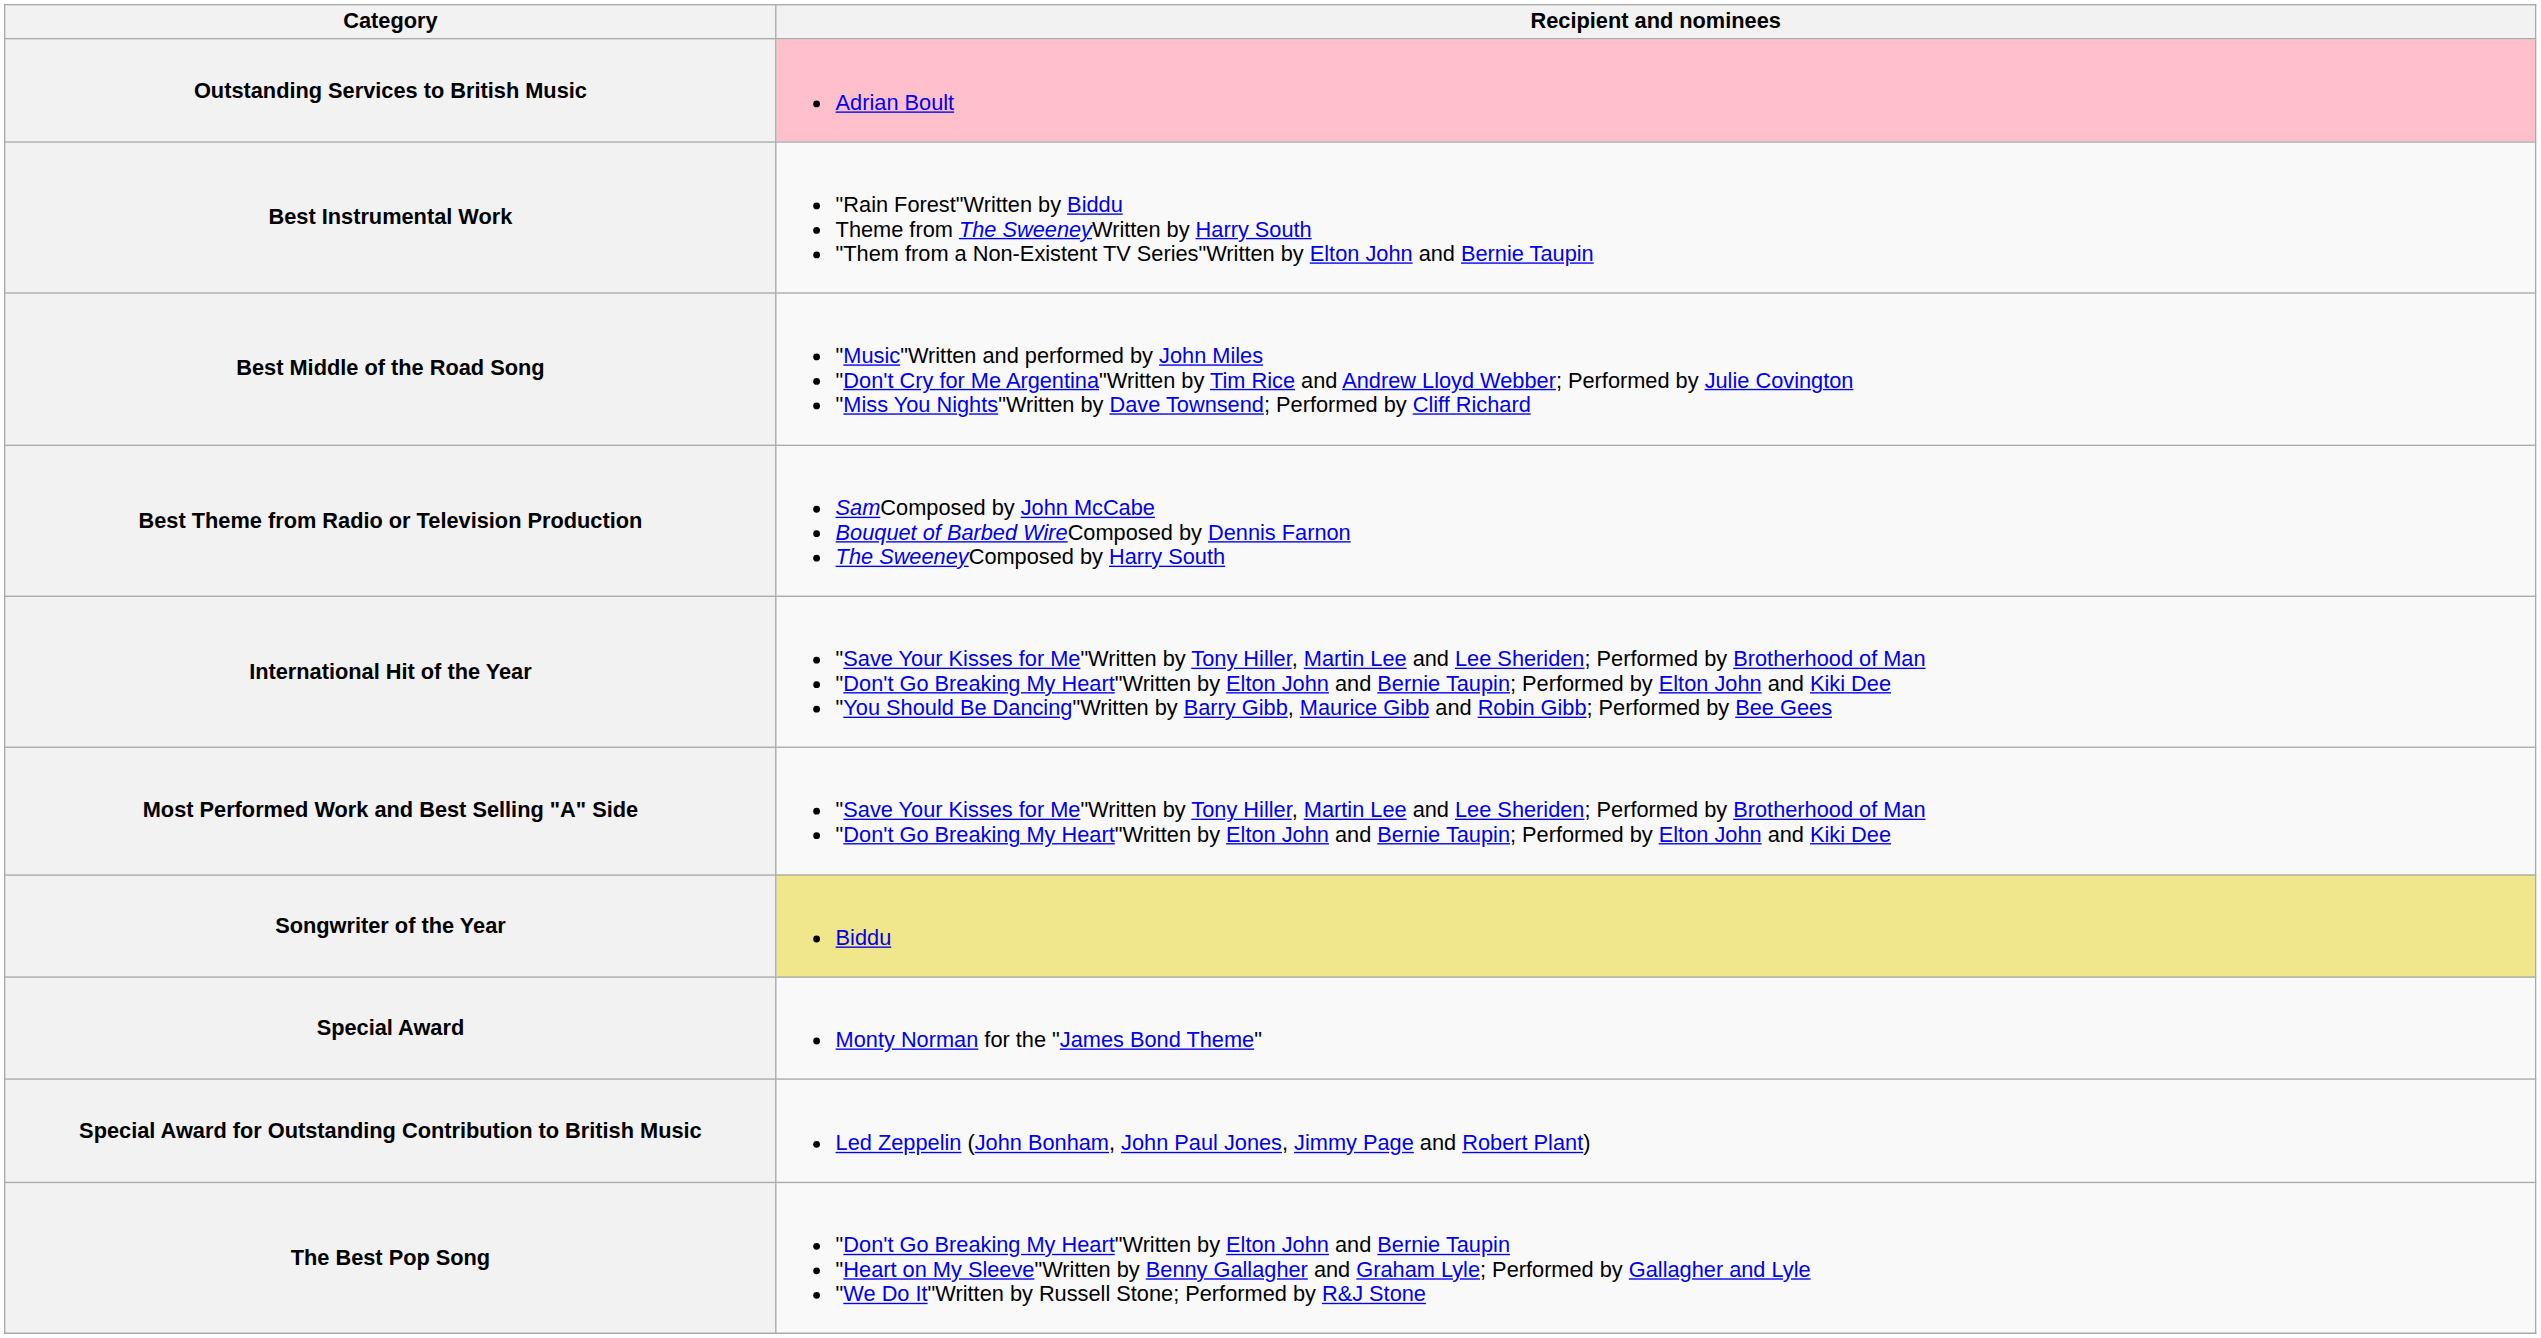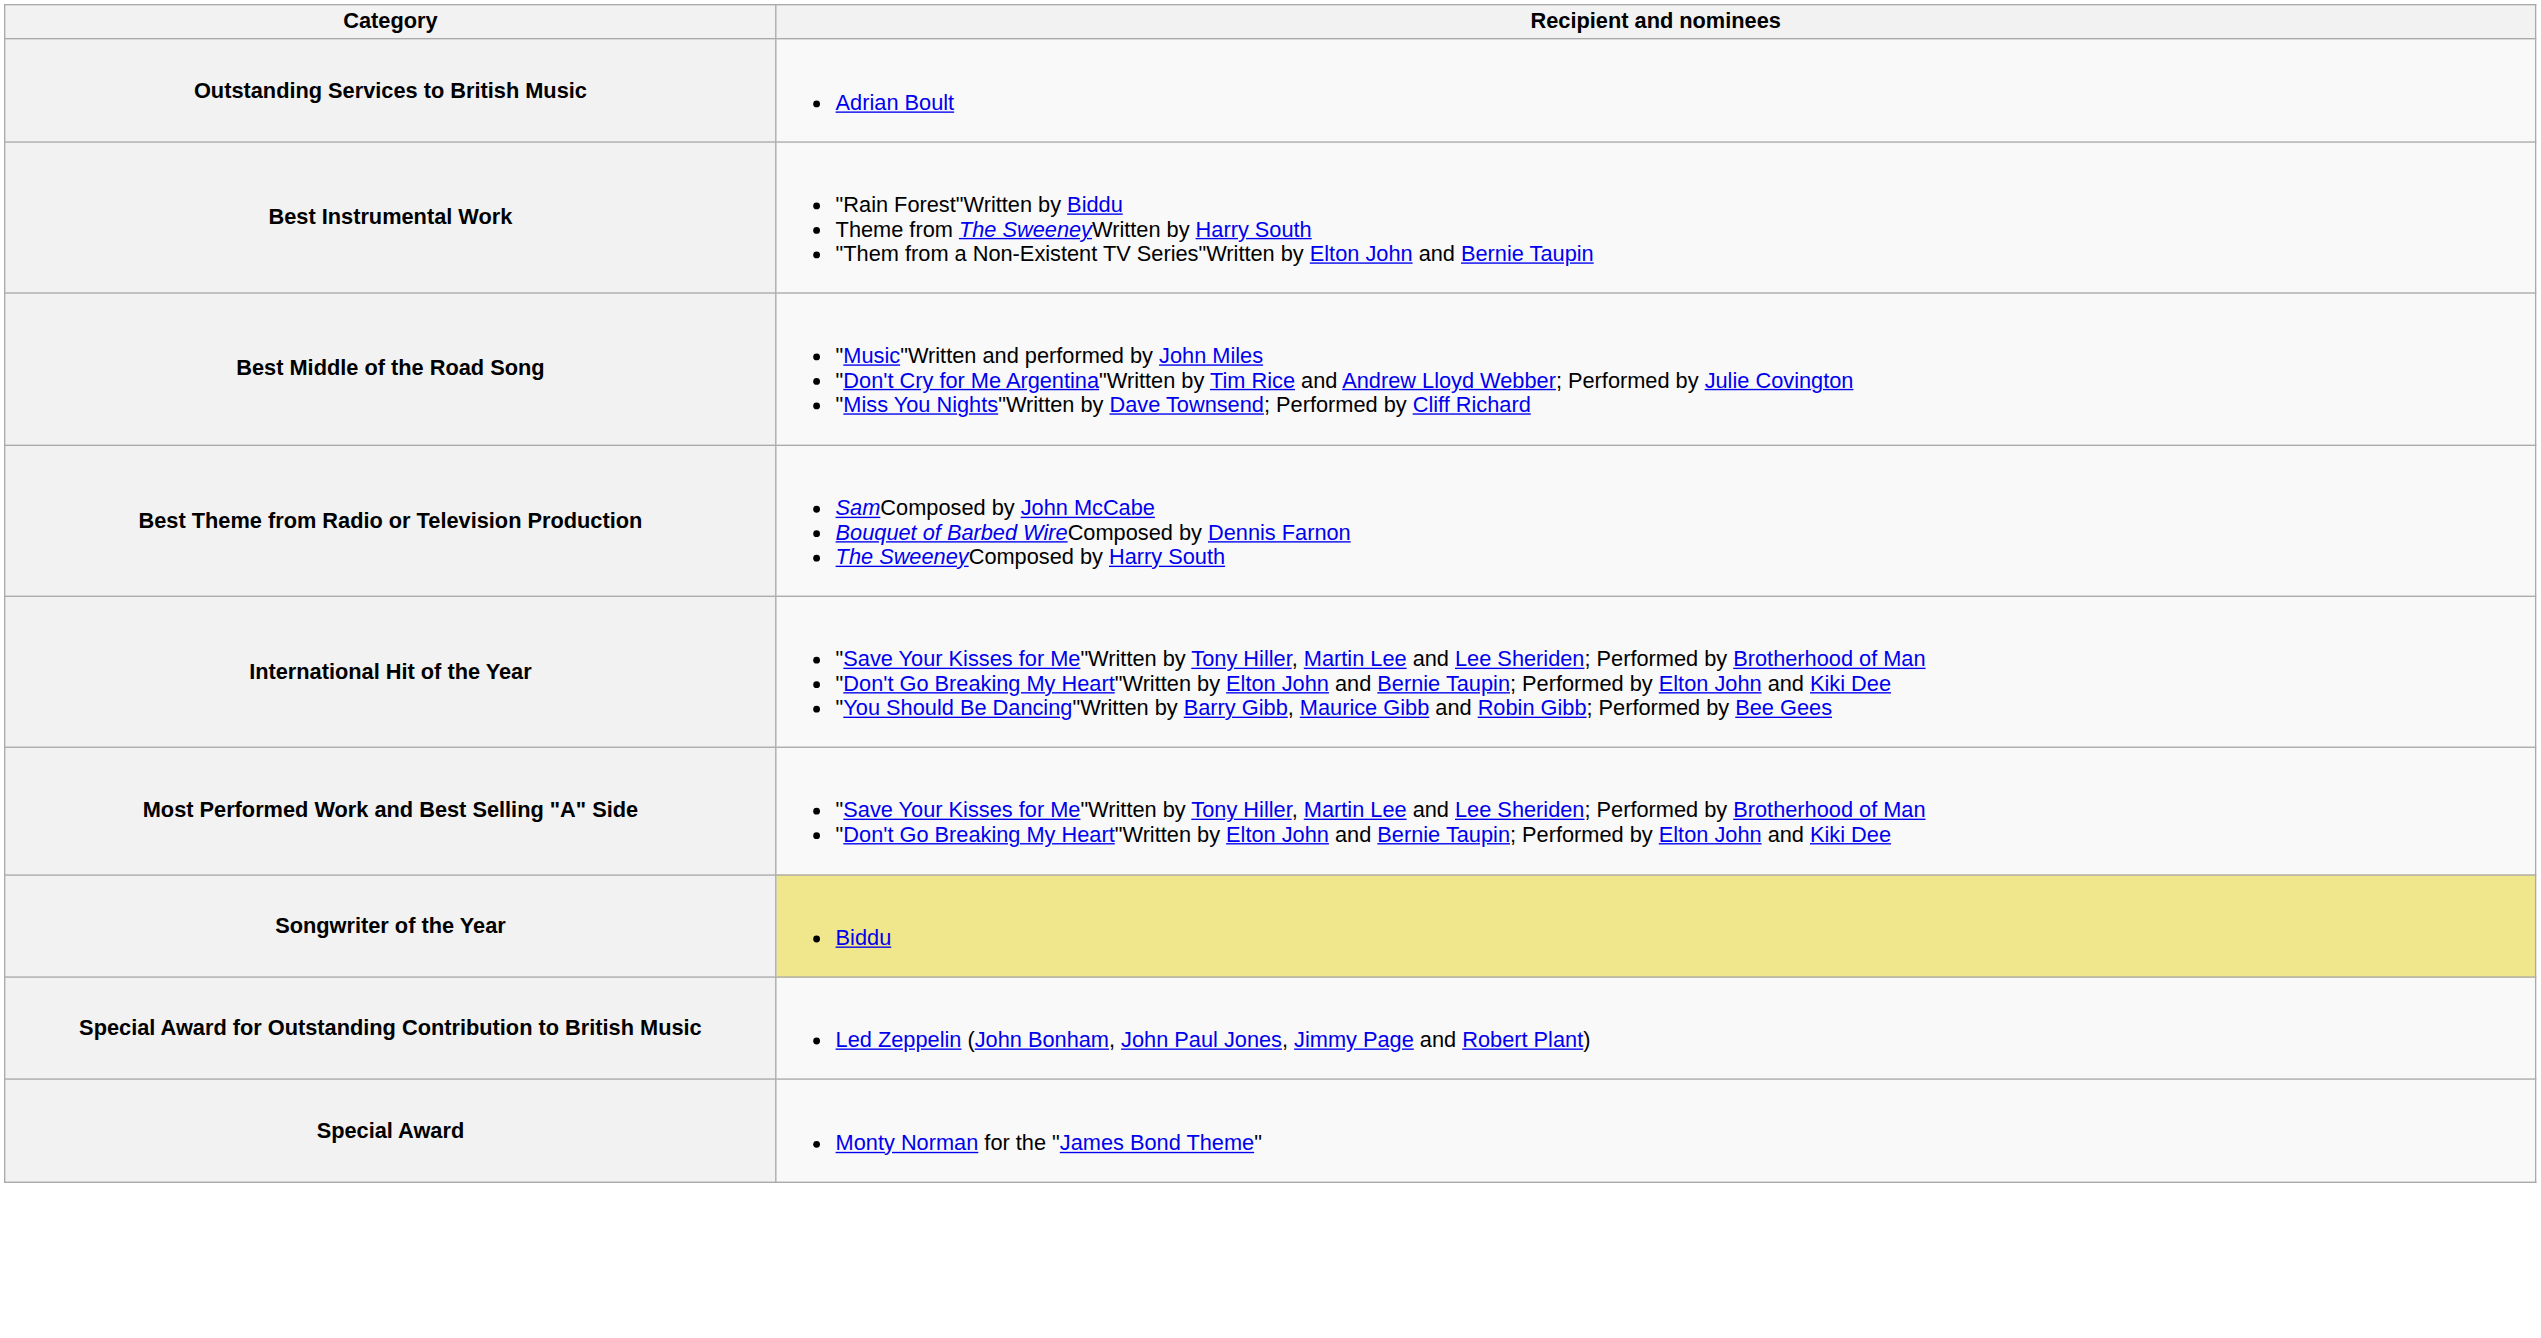(1656, 103) pink background -> (1656, 103) no background
rows swapped: (390, 1130) <-> (390, 1028)
- row: (390, 1257)
